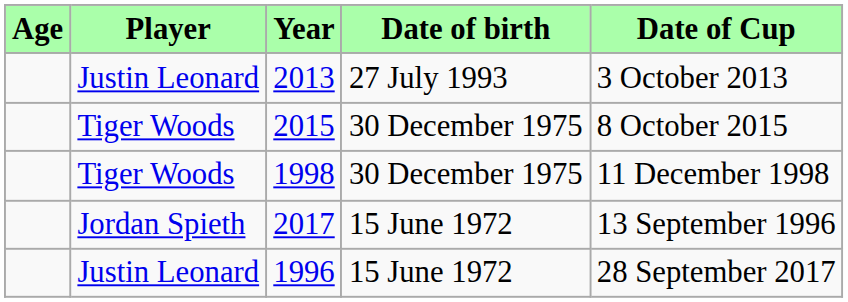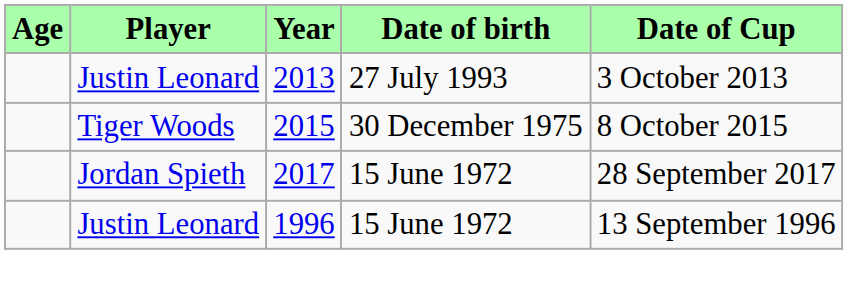- row: (304, 175)
(716, 223) 13 September 1996 -> (716, 175) 28 September 2017
(716, 272) 28 September 2017 -> (716, 223) 13 September 1996
